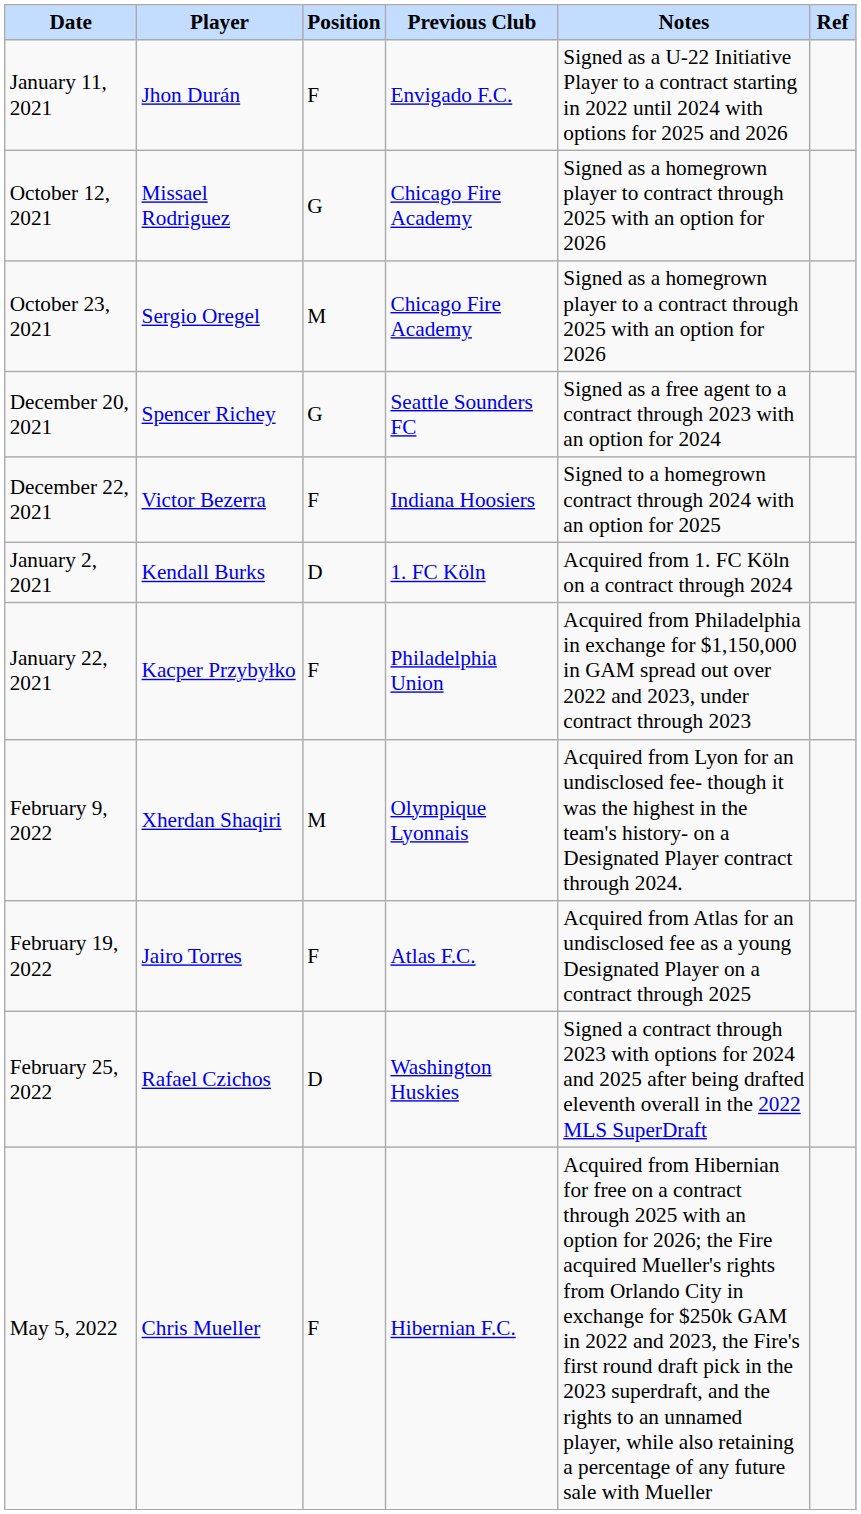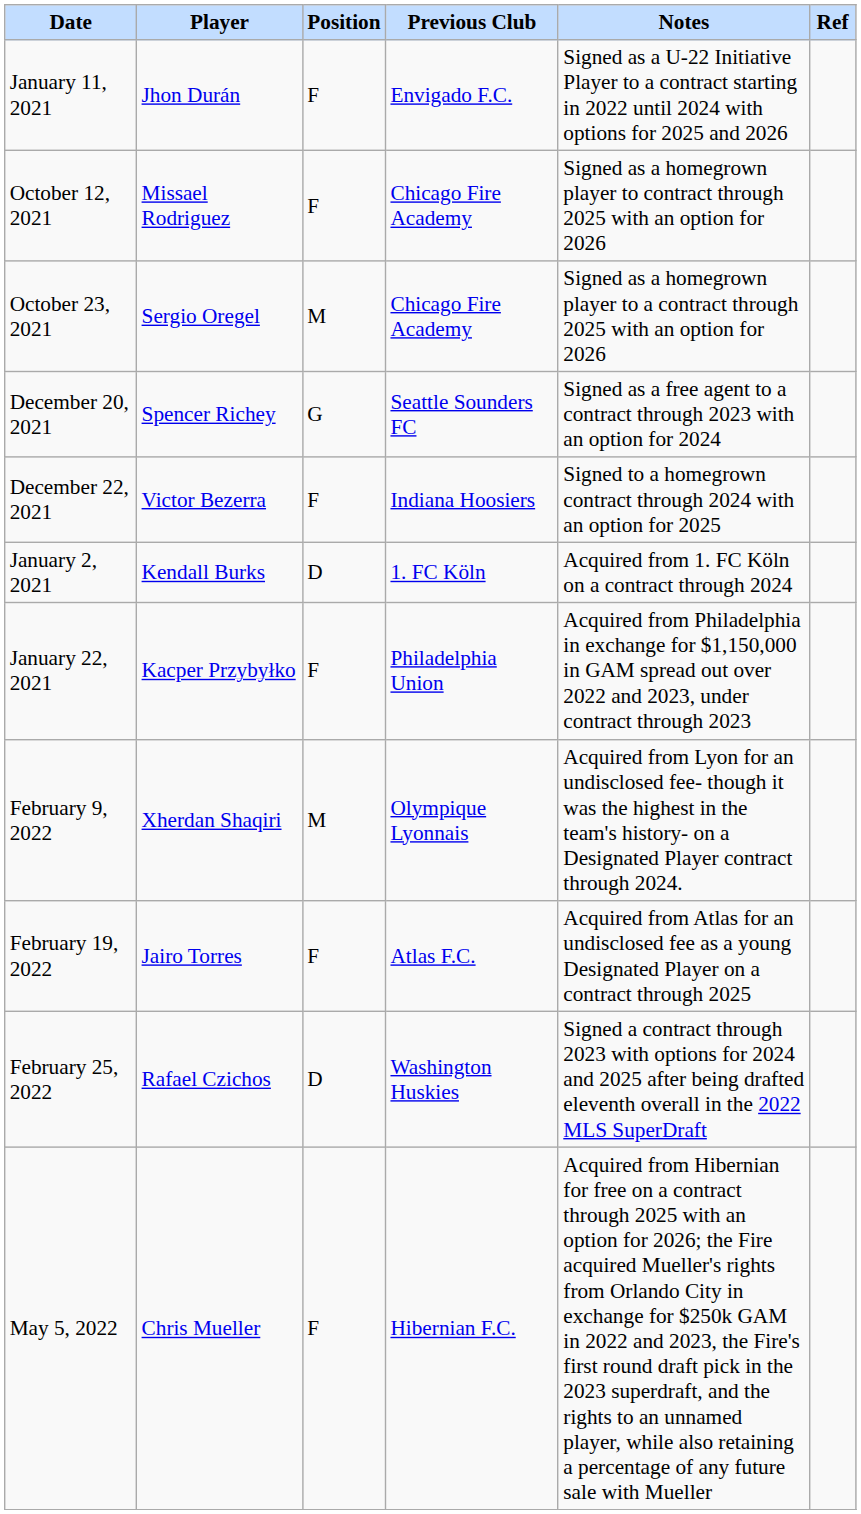(315, 205) G -> (313, 205) F
